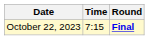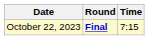columns swapped: (96, 12) <-> (127, 12)
